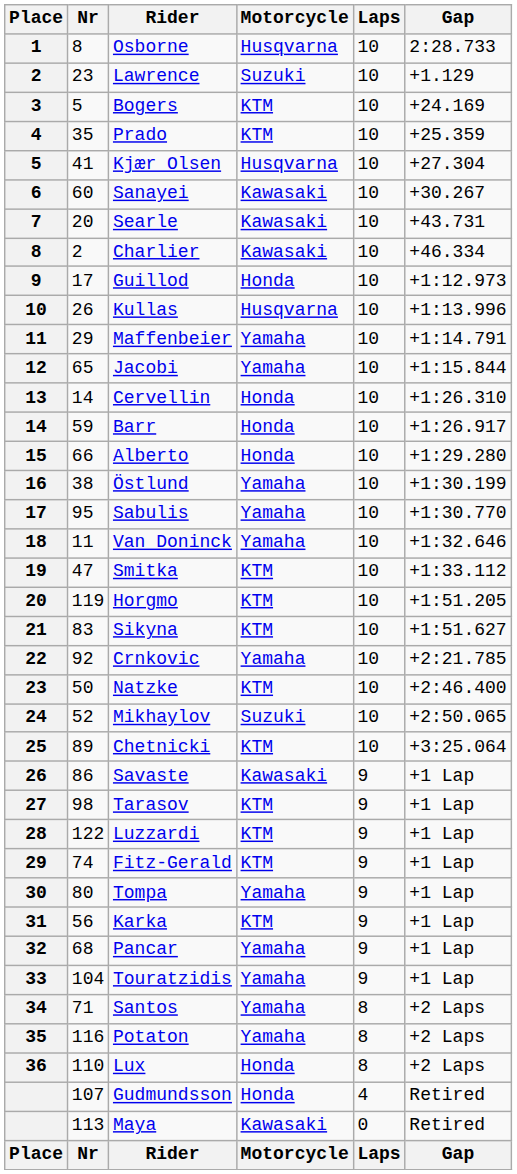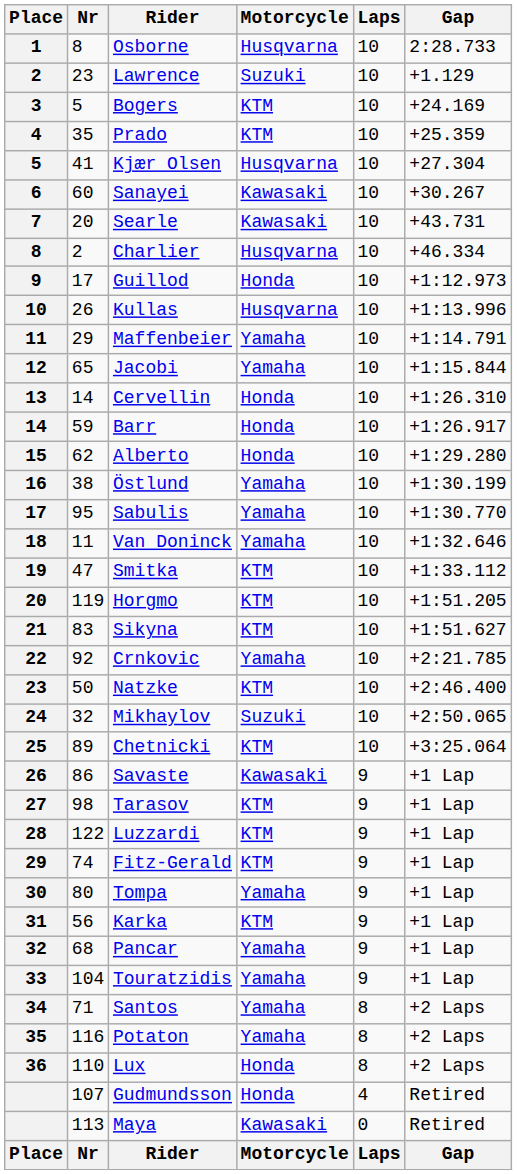(284, 252) Kawasaki -> (289, 252) Husqvarna
(83, 456) 66 -> (83, 456) 62
(83, 718) 52 -> (83, 718) 32
